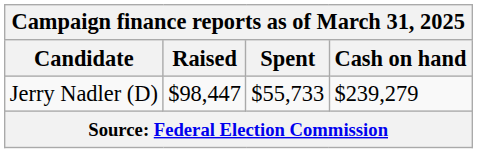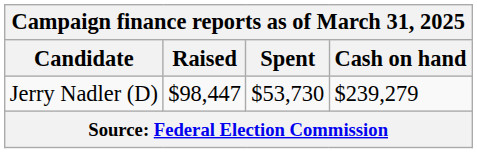(288, 93) $55,733 -> (288, 93) $53,730
